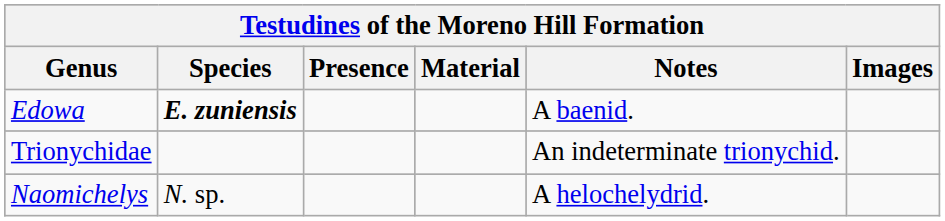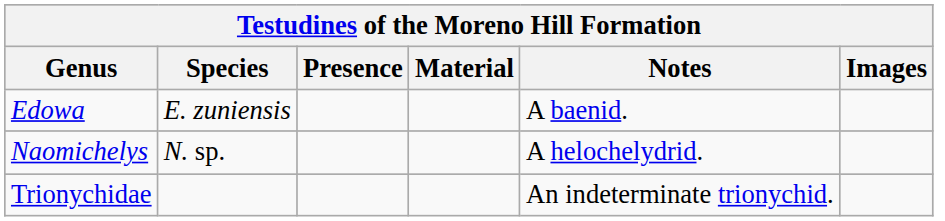(230, 109) bold -> (227, 109) normal
rows swapped: (80, 194) <-> (81, 151)
